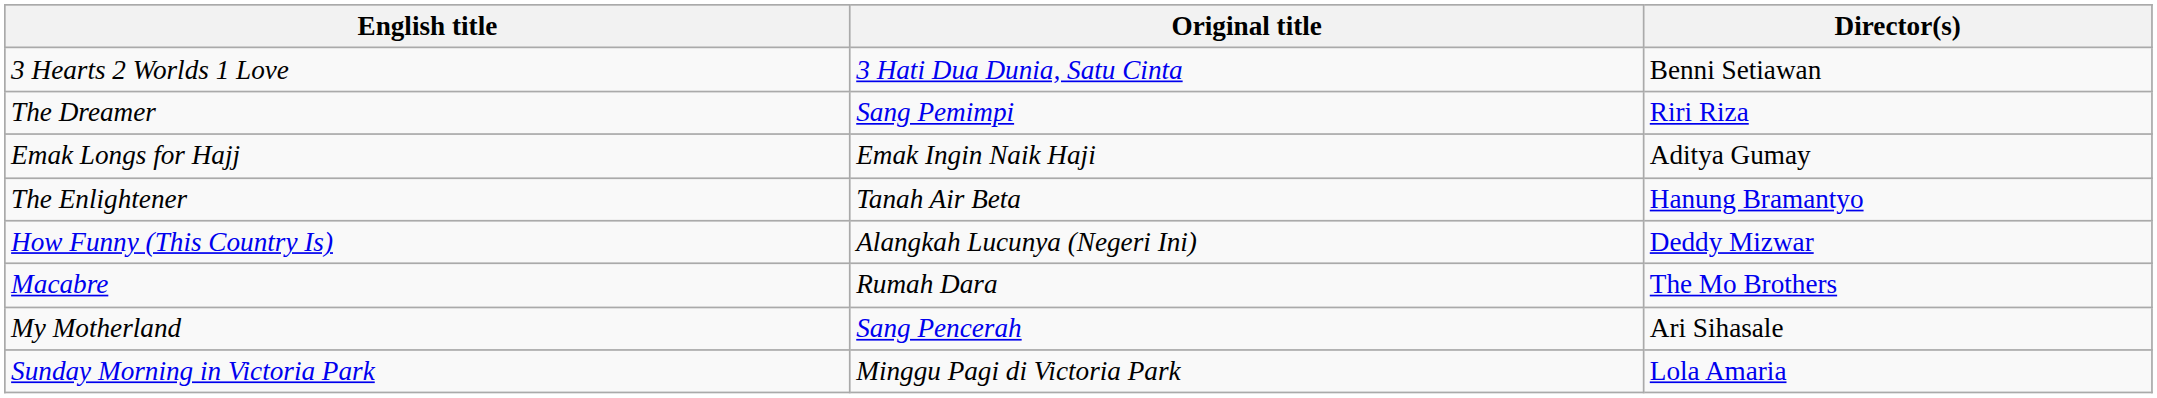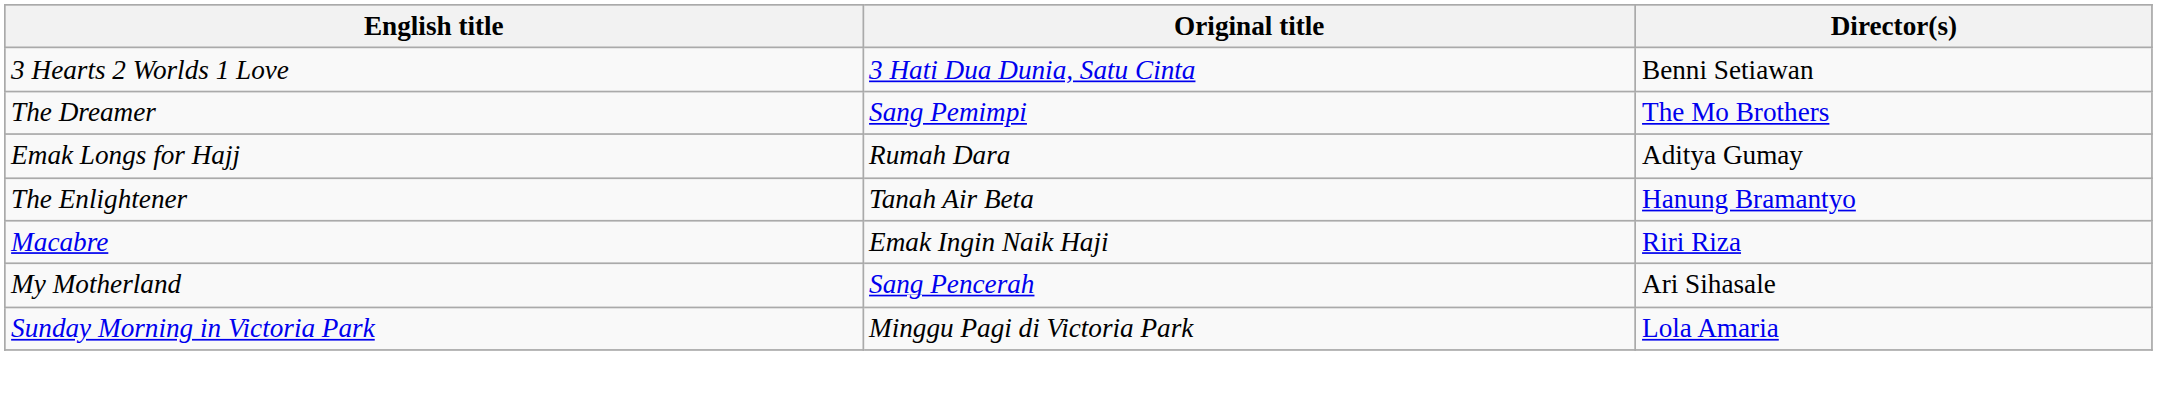(1699, 112) Riri Riza -> (1736, 112) The Mo Brothers
(976, 155) Emak Ingin Naik Haji -> (940, 155) Rumah Dara
- row: (172, 241)
(927, 284) Rumah Dara -> (989, 241) Emak Ingin Naik Haji
(1743, 284) The Mo Brothers -> (1692, 241) Riri Riza
